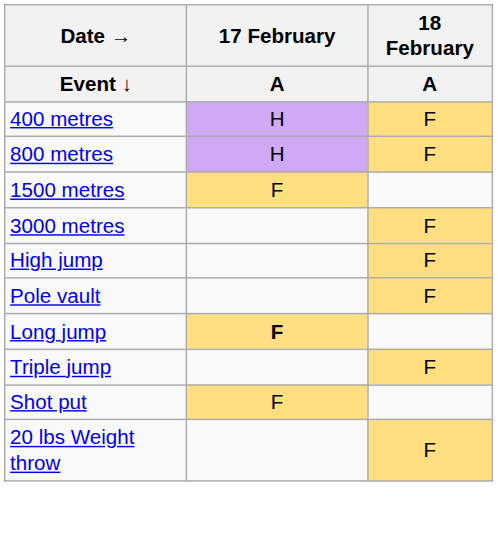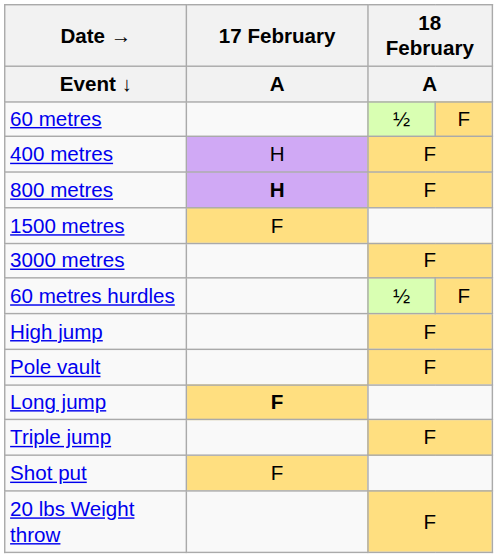+ row: (56, 119)
(277, 154) normal -> (277, 190) bold
+ row: (92, 296)
